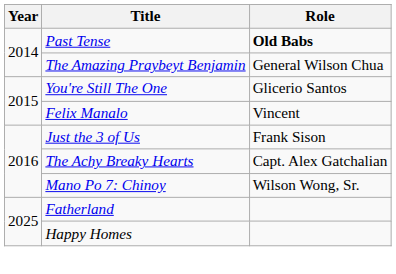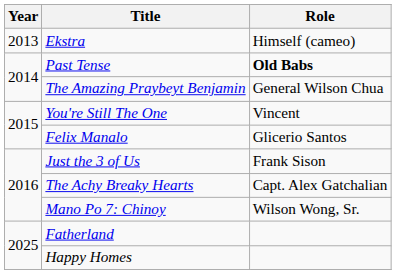+ row: (65, 40)
(300, 88) Glicerio Santos -> (276, 112) Vincent
(276, 112) Vincent -> (300, 137) Glicerio Santos
